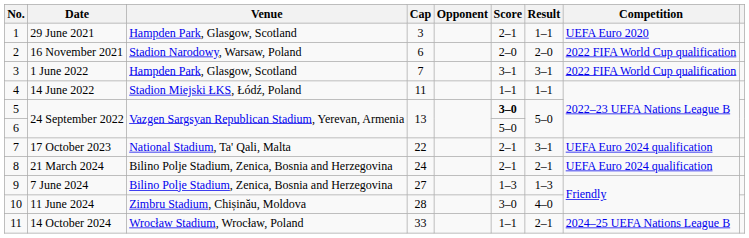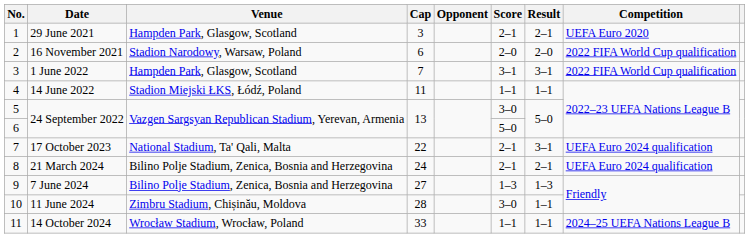(544, 33) 1–1 -> (544, 33) 2–1
(508, 109) bold -> (508, 109) normal
(544, 204) 4–0 -> (544, 204) 1–1
(544, 223) 2–1 -> (544, 223) 1–1
